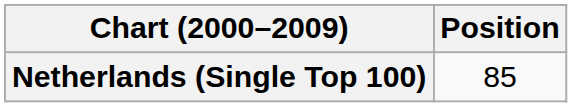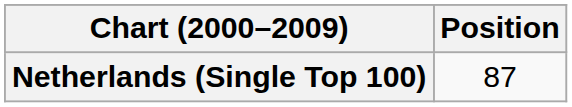(500, 76) 85 -> (500, 76) 87
